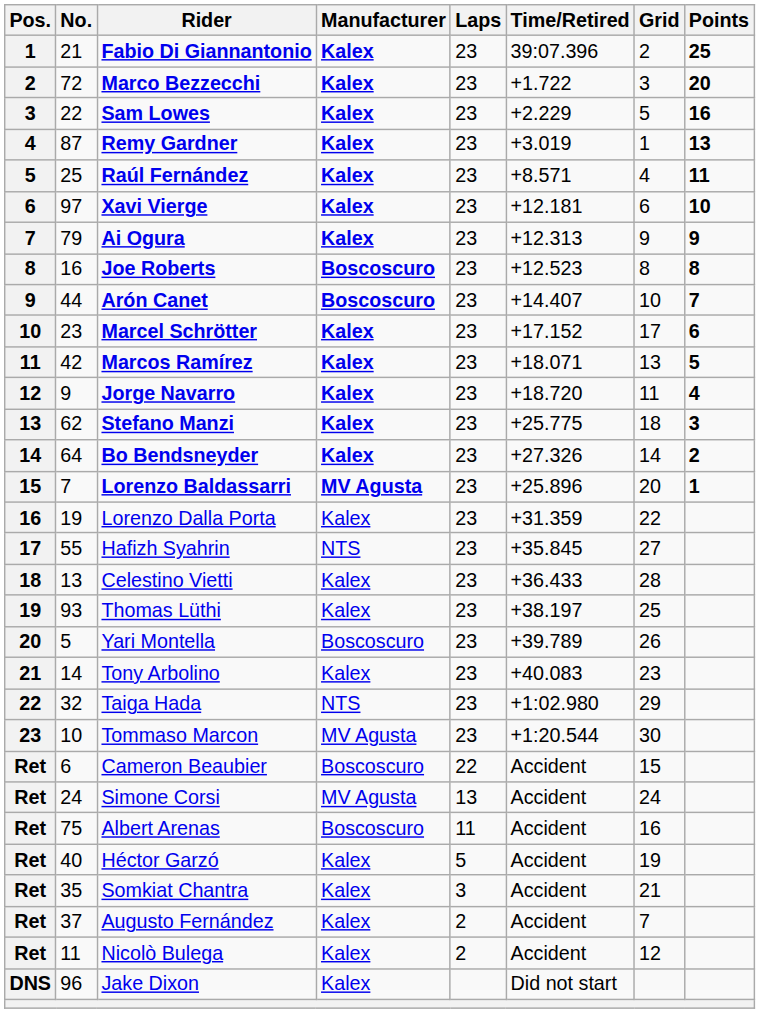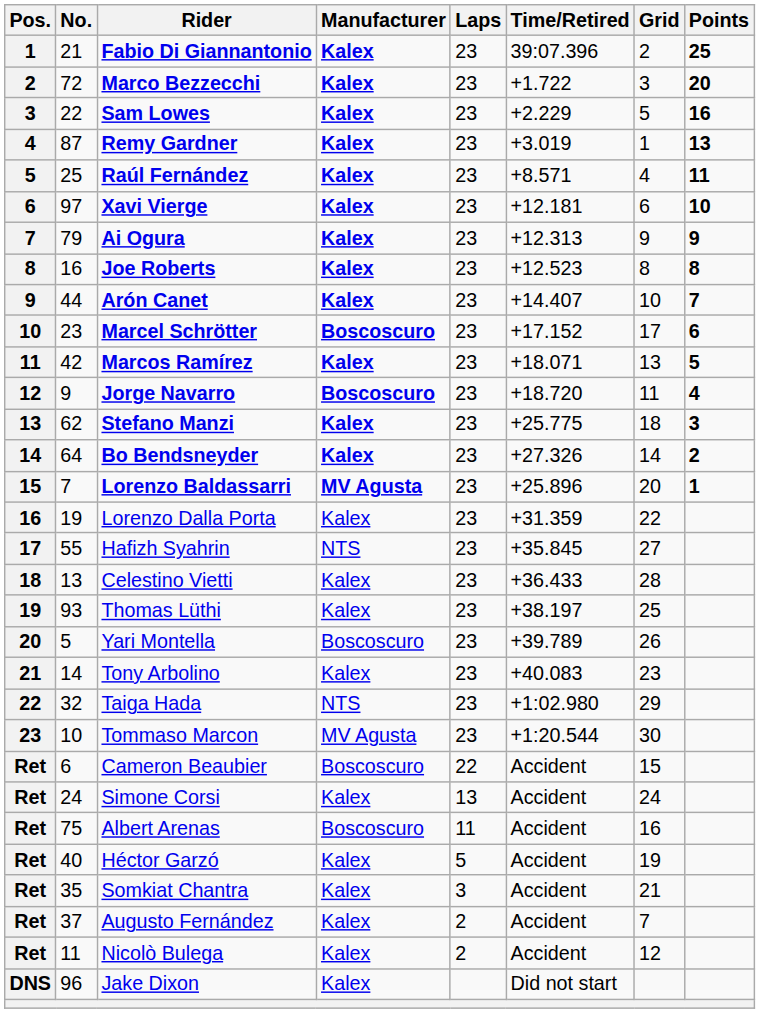(378, 269) Boscoscuro -> (347, 269) Kalex
(378, 300) Boscoscuro -> (347, 300) Kalex
(347, 331) Kalex -> (378, 331) Boscoscuro
(347, 393) Kalex -> (378, 393) Boscoscuro
(369, 797) MV Agusta -> (346, 797) Kalex
